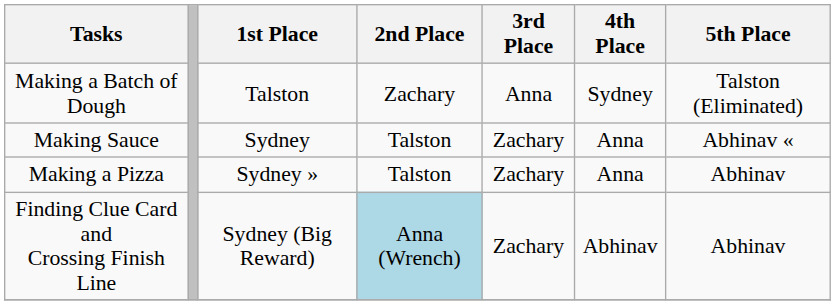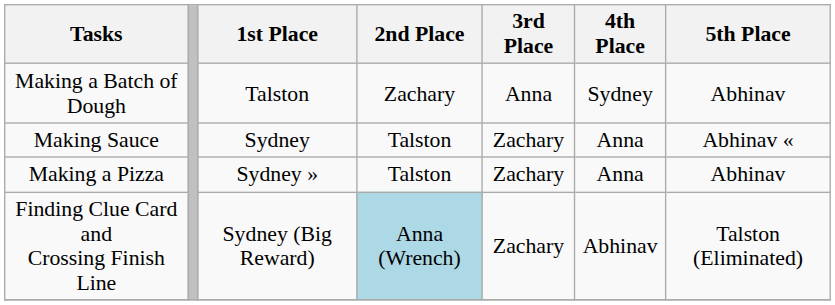(748, 92) Talston (Eliminated) -> (748, 92) Abhinav
(748, 245) Abhinav -> (748, 245) Talston (Eliminated)
